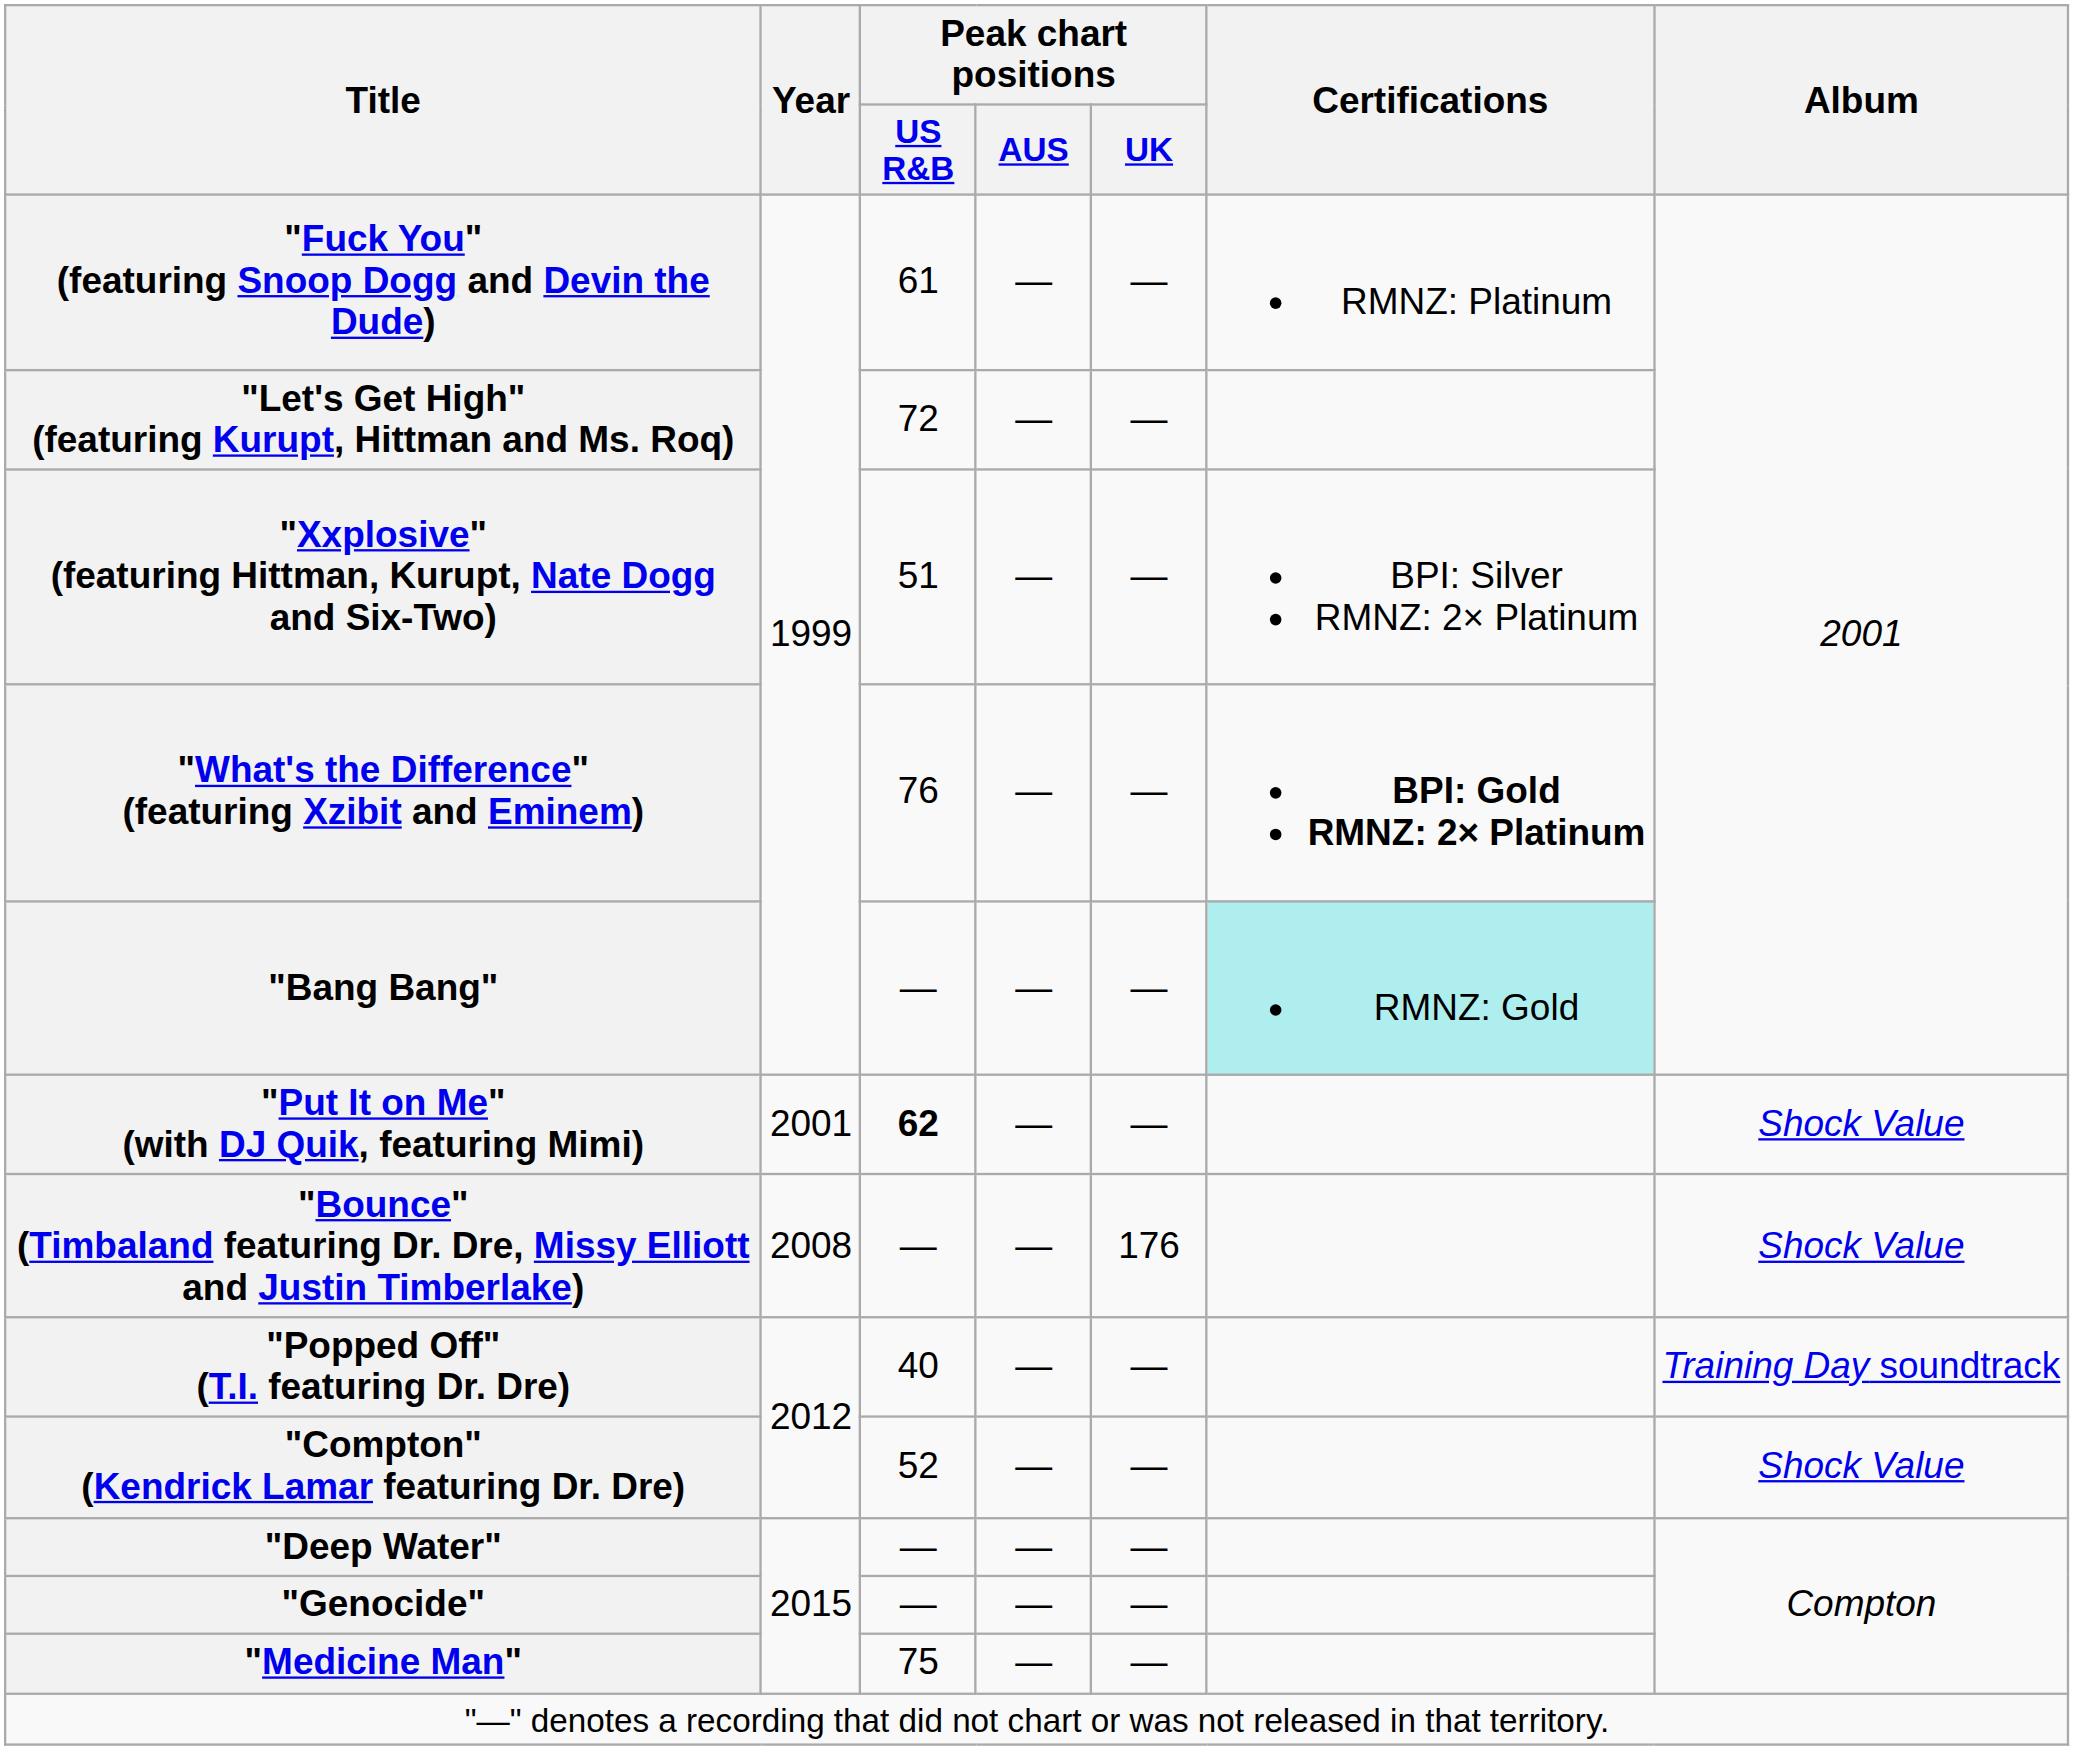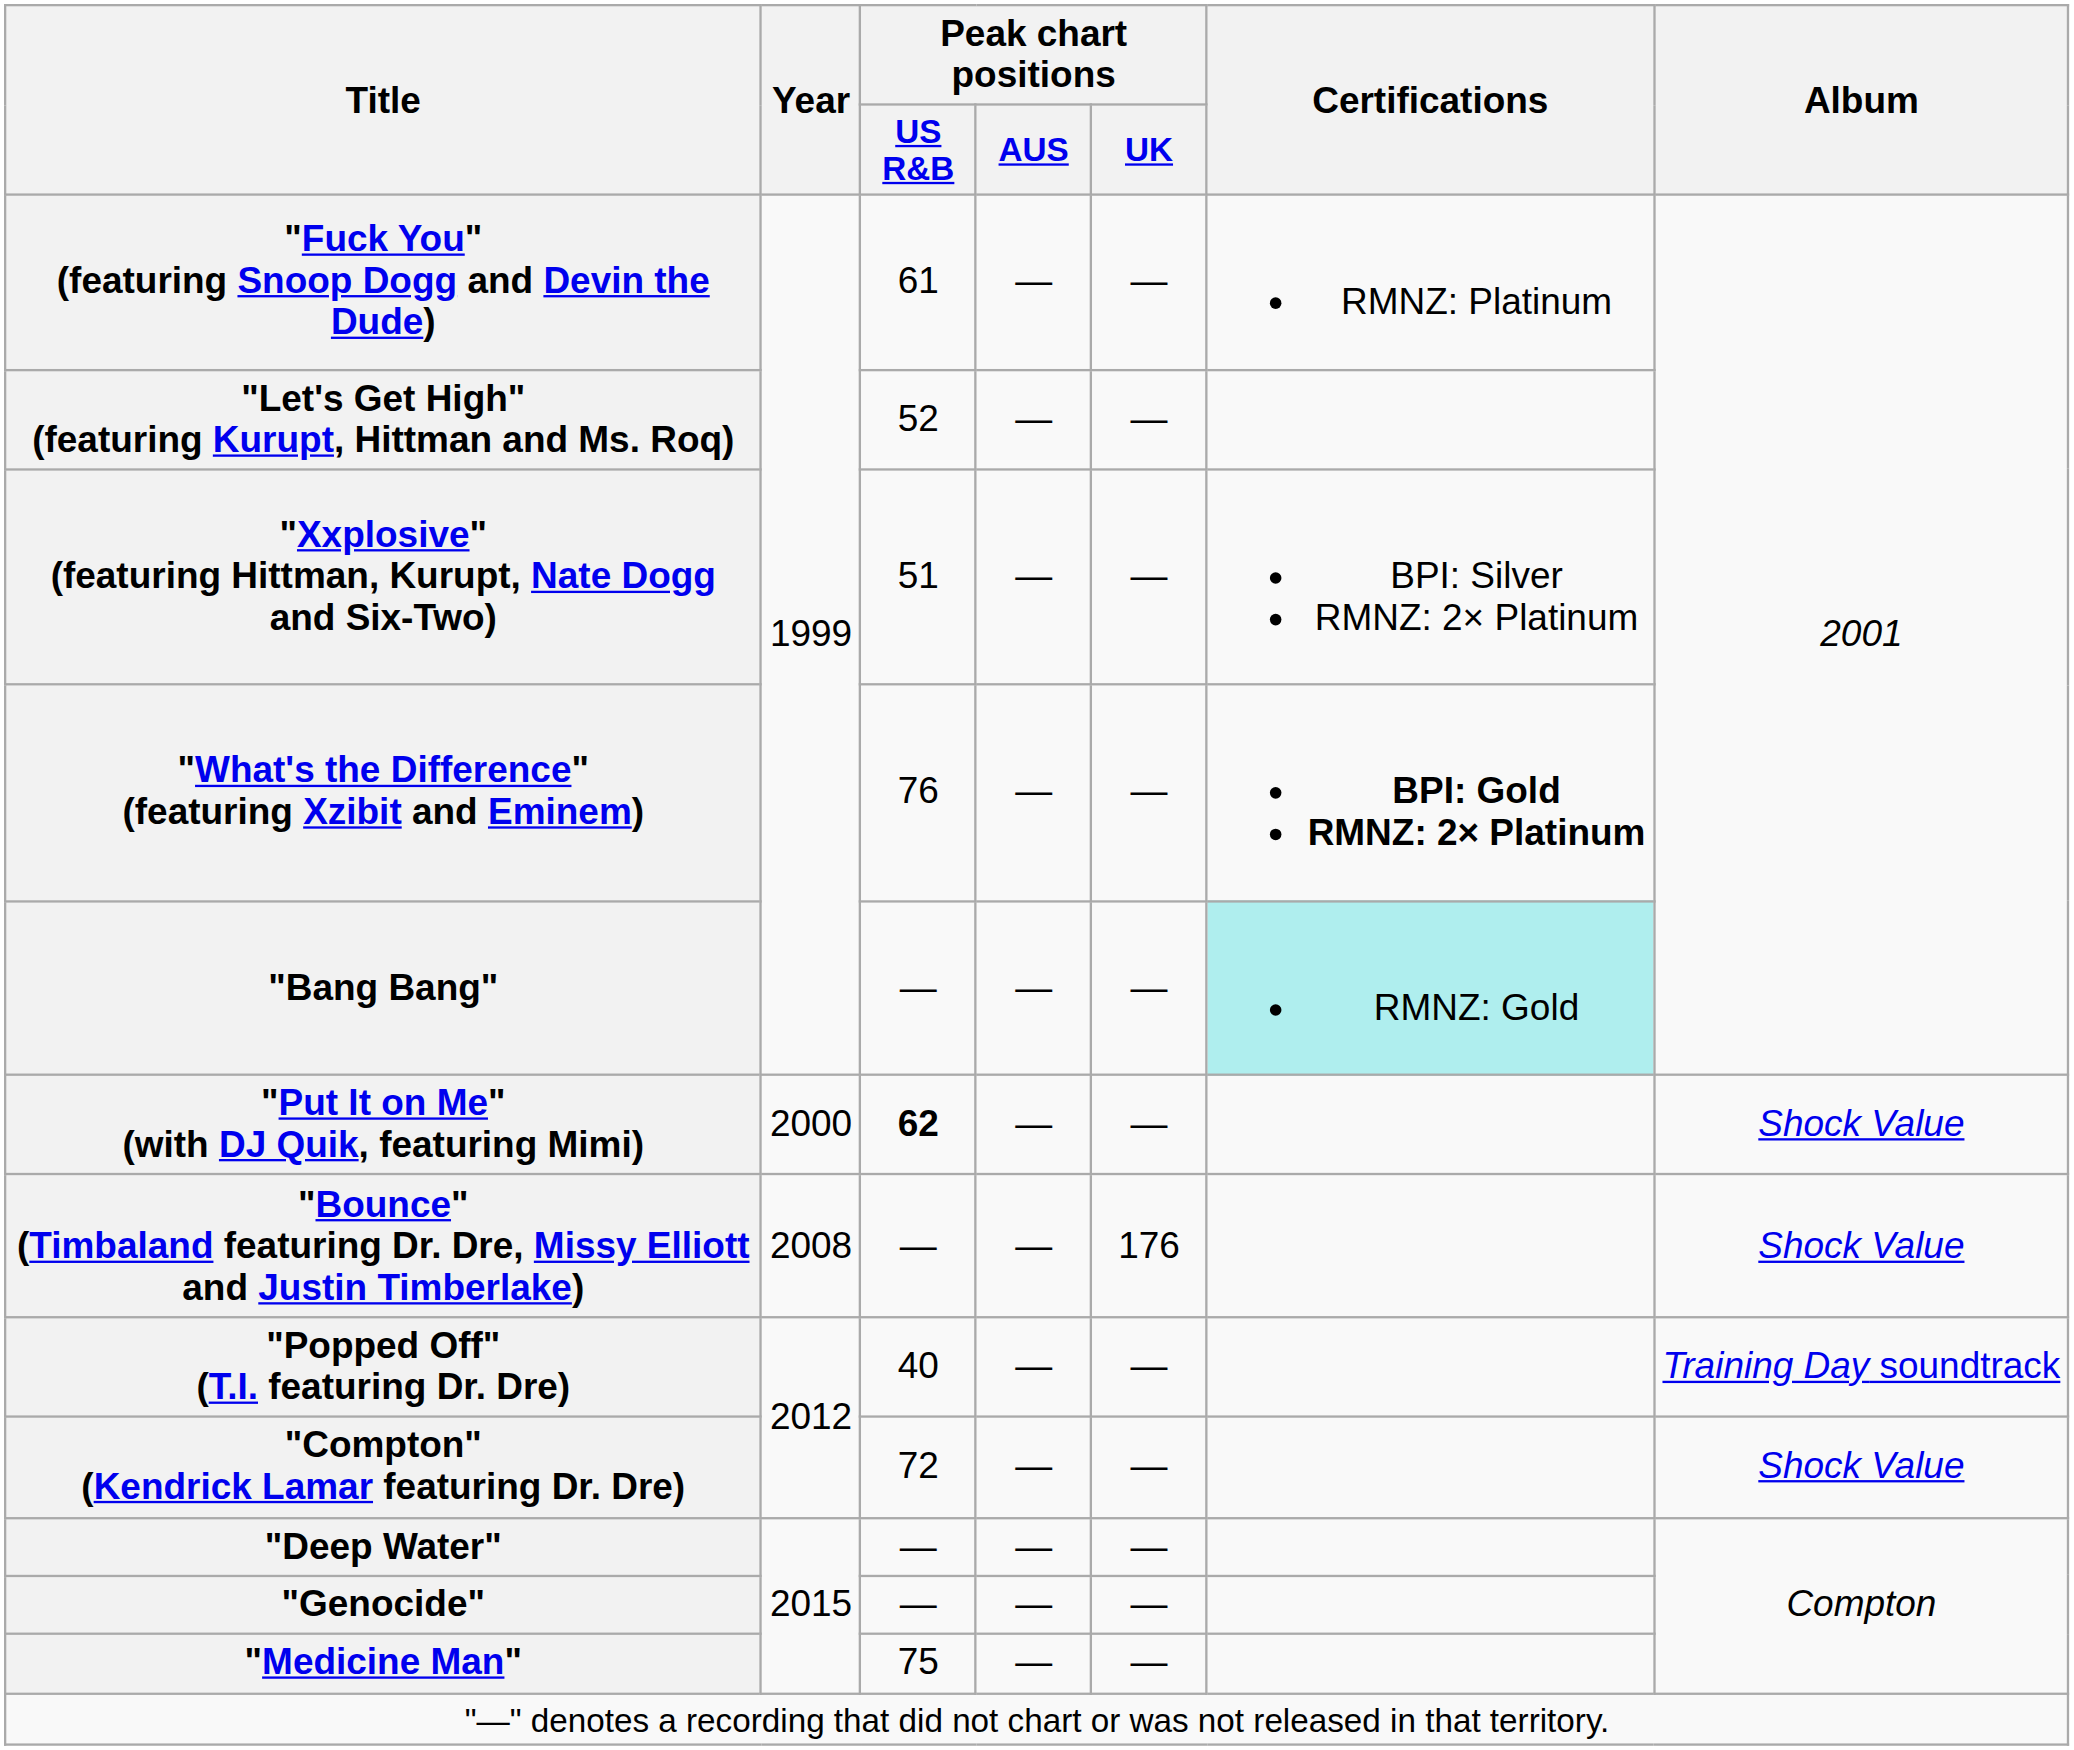(918, 418) 72 -> (918, 418) 52
(811, 1124) 2001 -> (811, 1124) 2000
(918, 1466) 52 -> (918, 1466) 72
